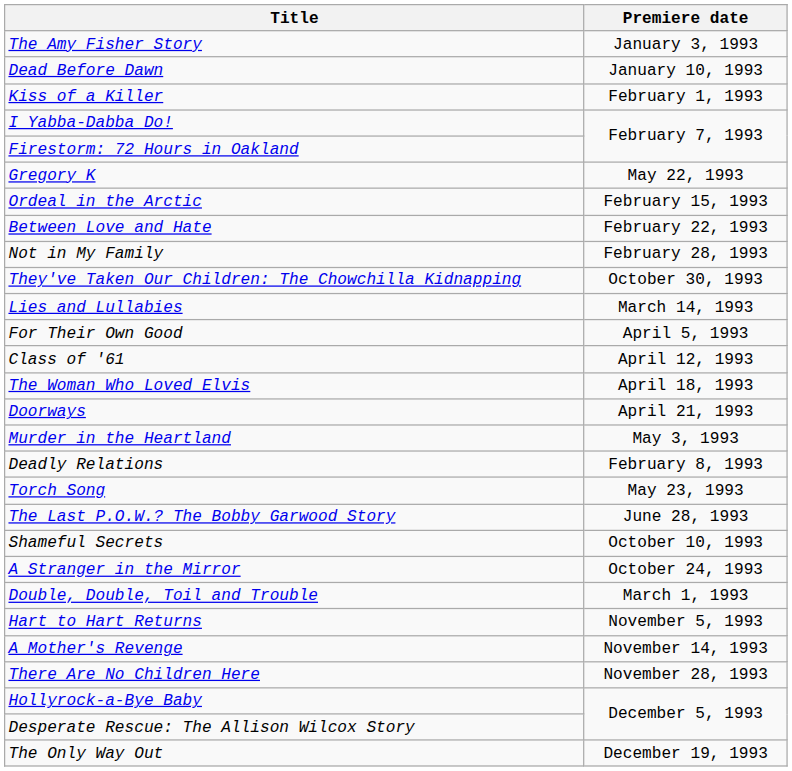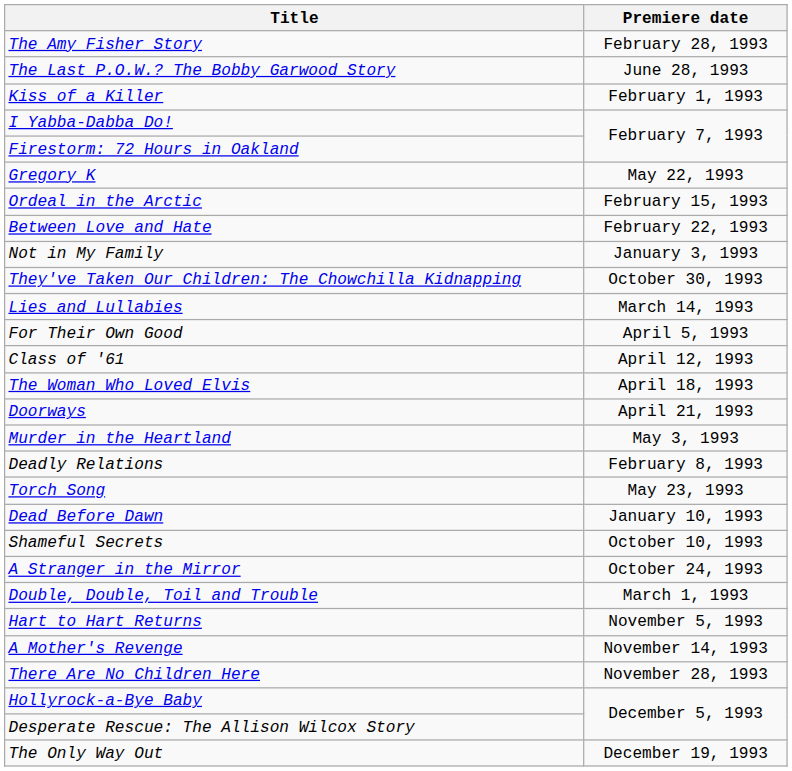(686, 44) January 3, 1993 -> (686, 44) February 28, 1993
rows swapped: (86, 70) <-> (202, 517)
(686, 254) February 28, 1993 -> (686, 254) January 3, 1993
